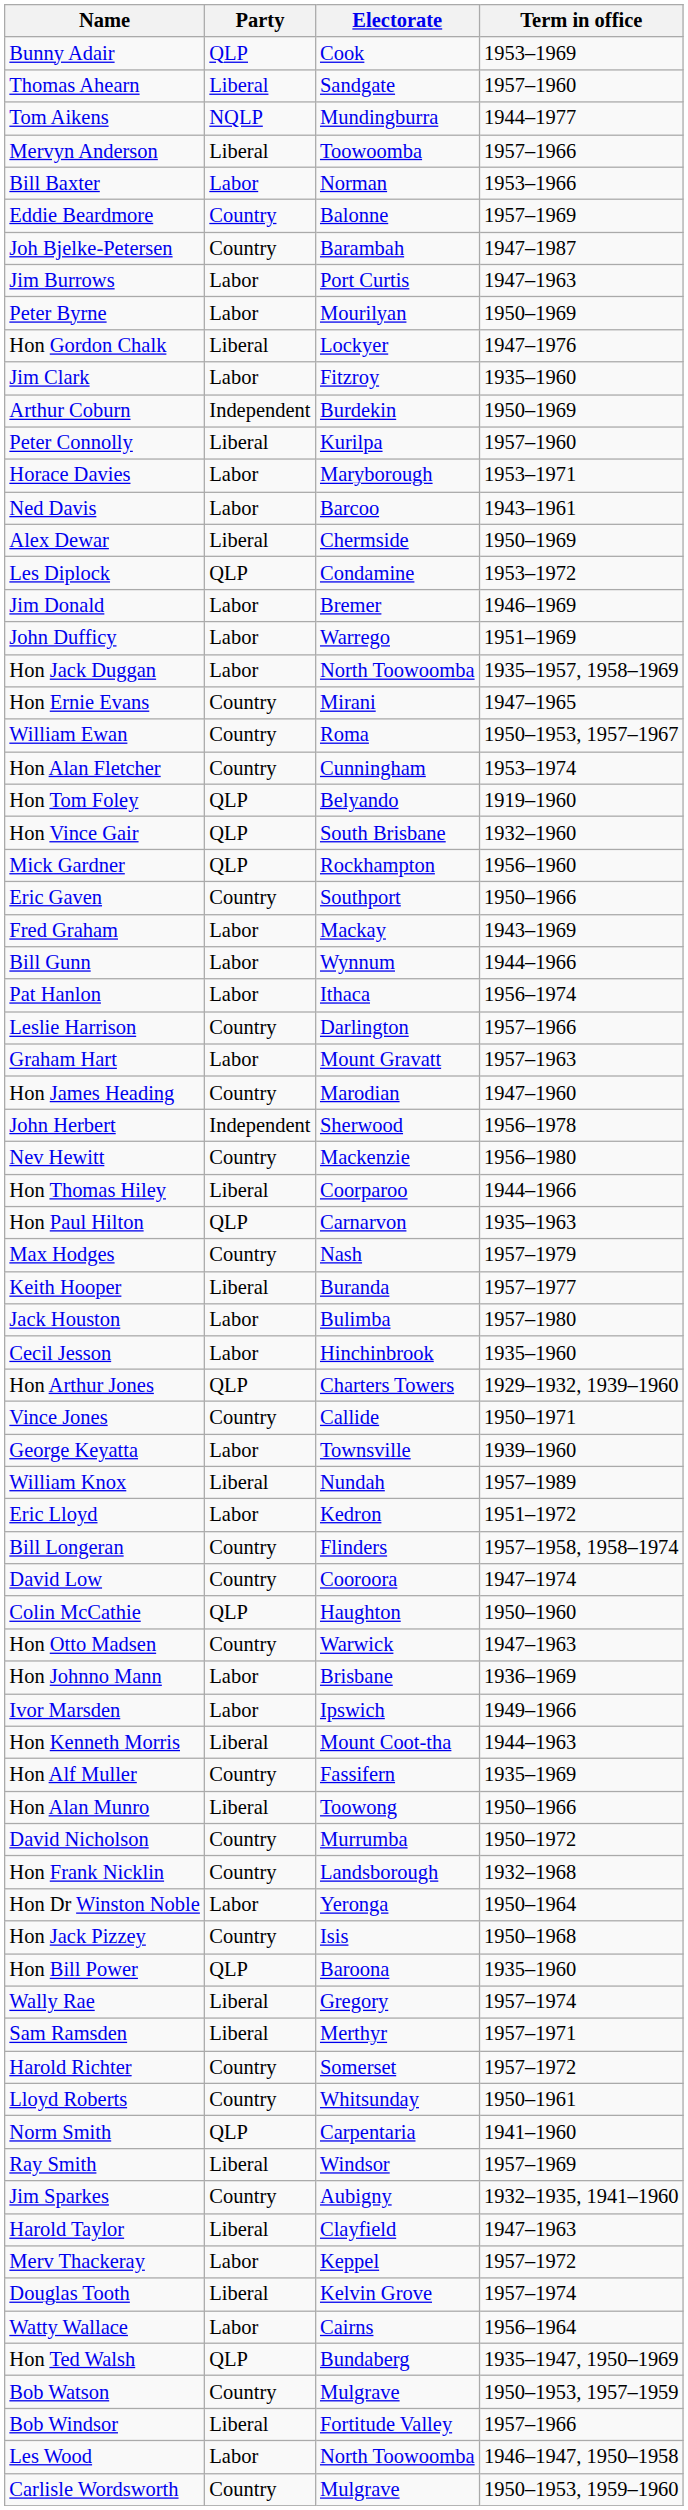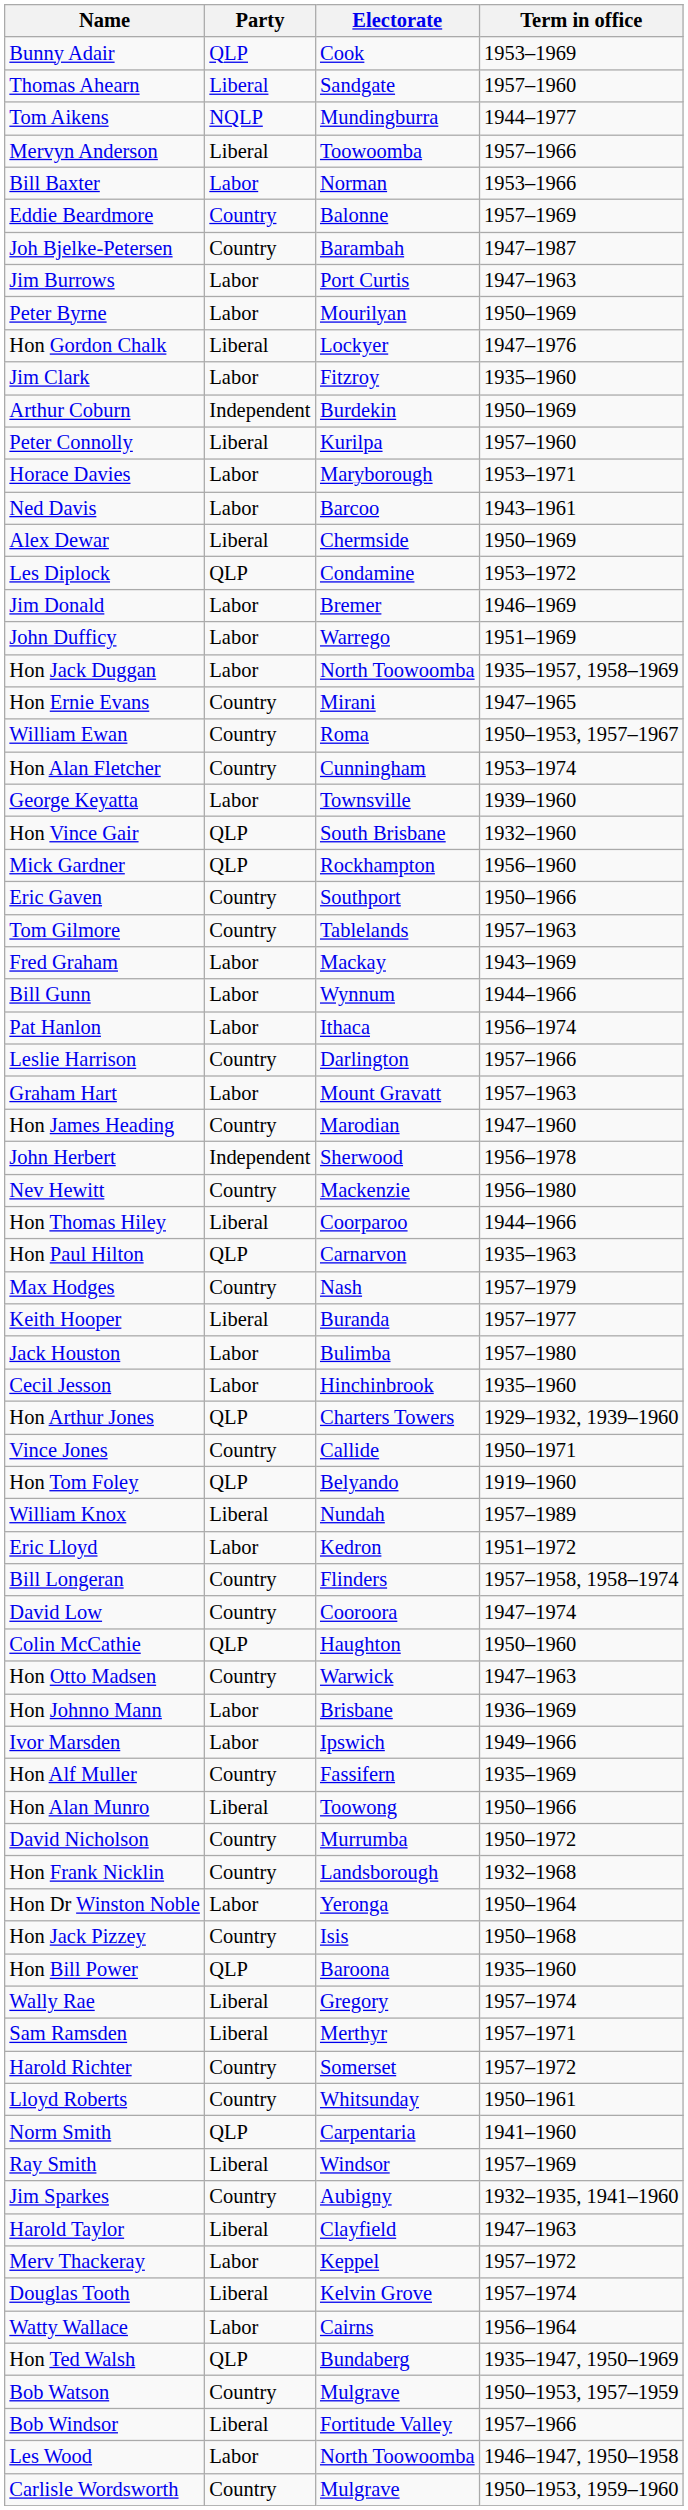rows swapped: (74, 800) <-> (74, 1449)
+ row: (65, 930)
- row: (95, 1742)
